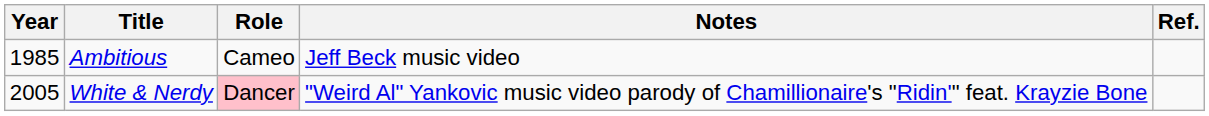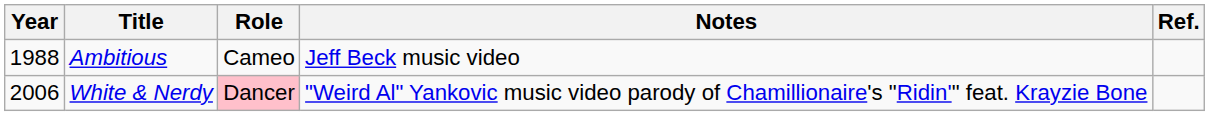(35, 57) 1985 -> (35, 57) 1988
(35, 92) 2005 -> (35, 92) 2006
